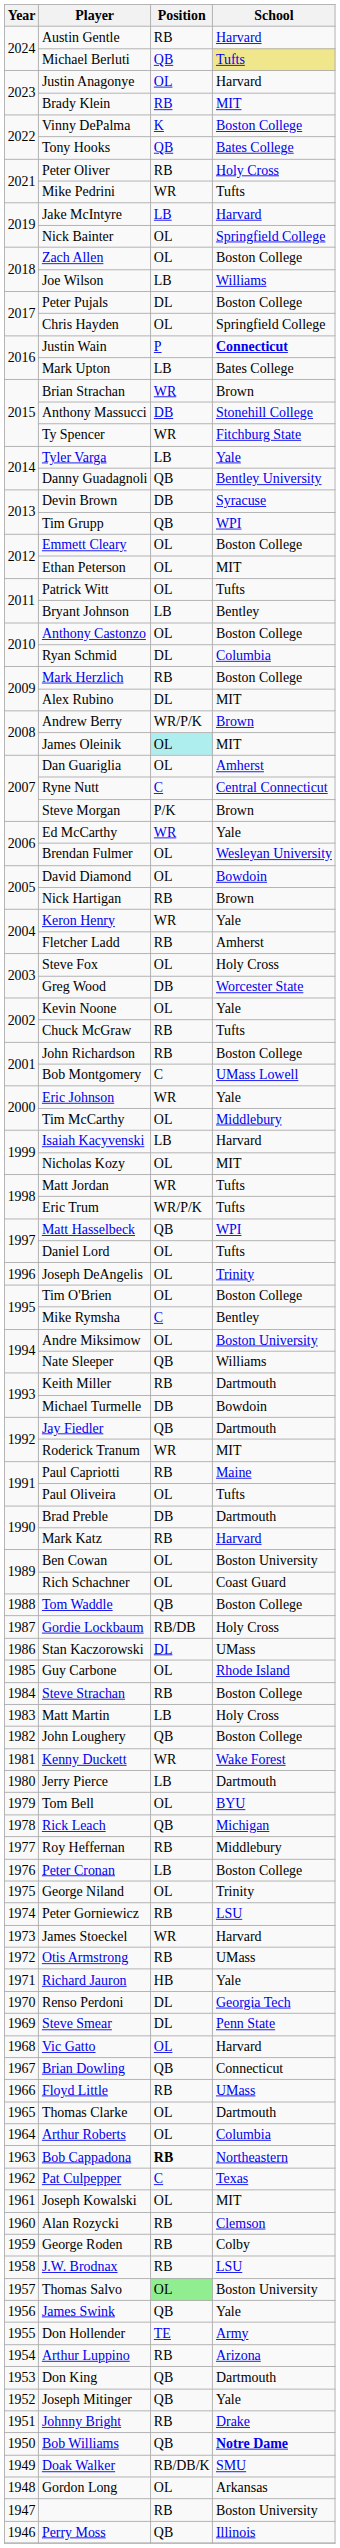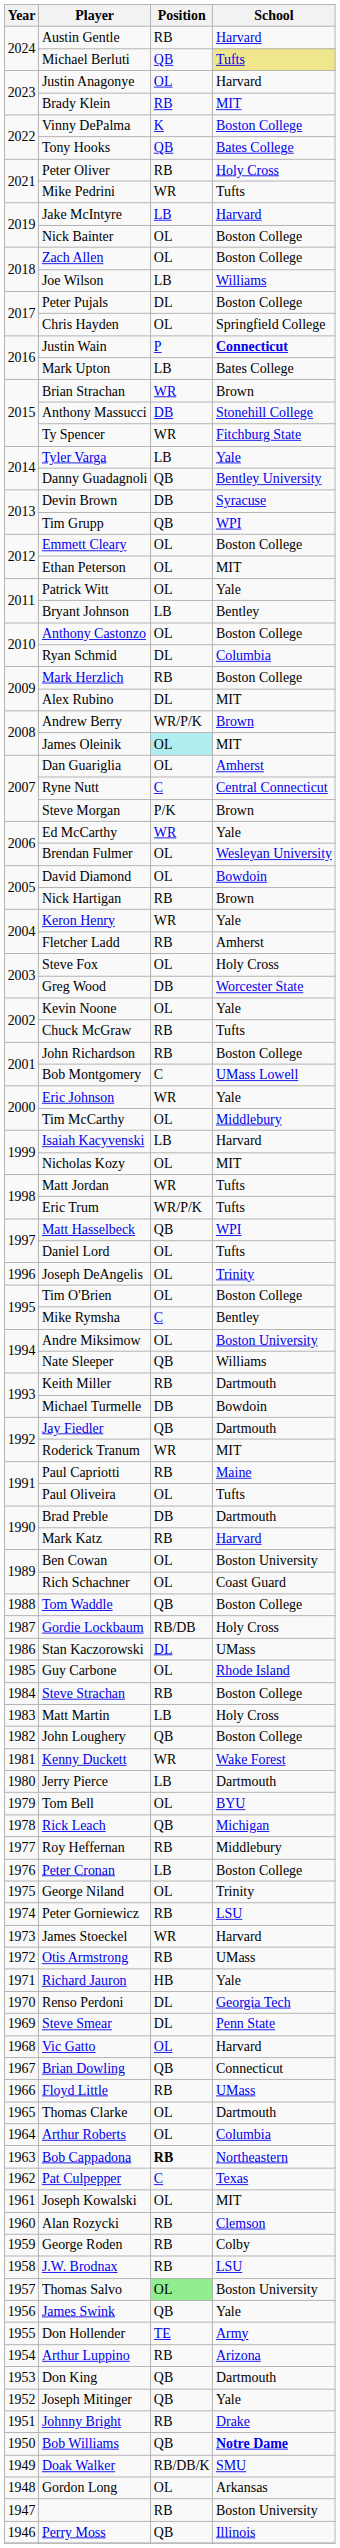(271, 236) Springfield College -> (259, 236) Boston College
(230, 589) Tufts -> (228, 589) Yale
